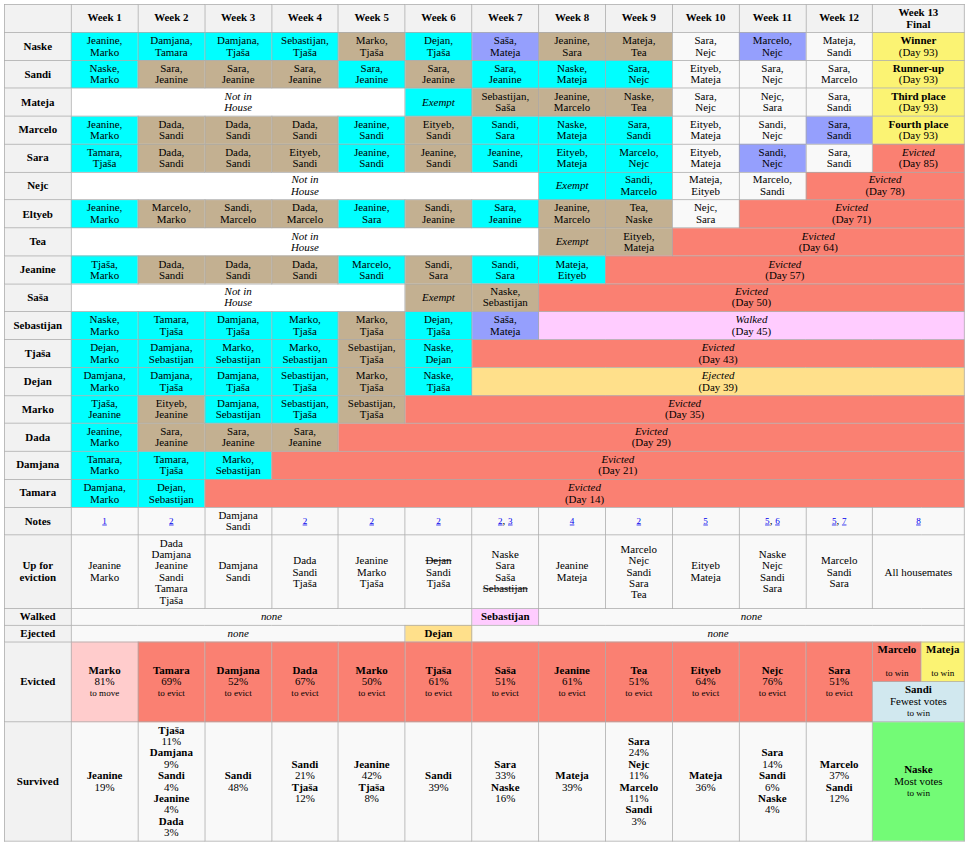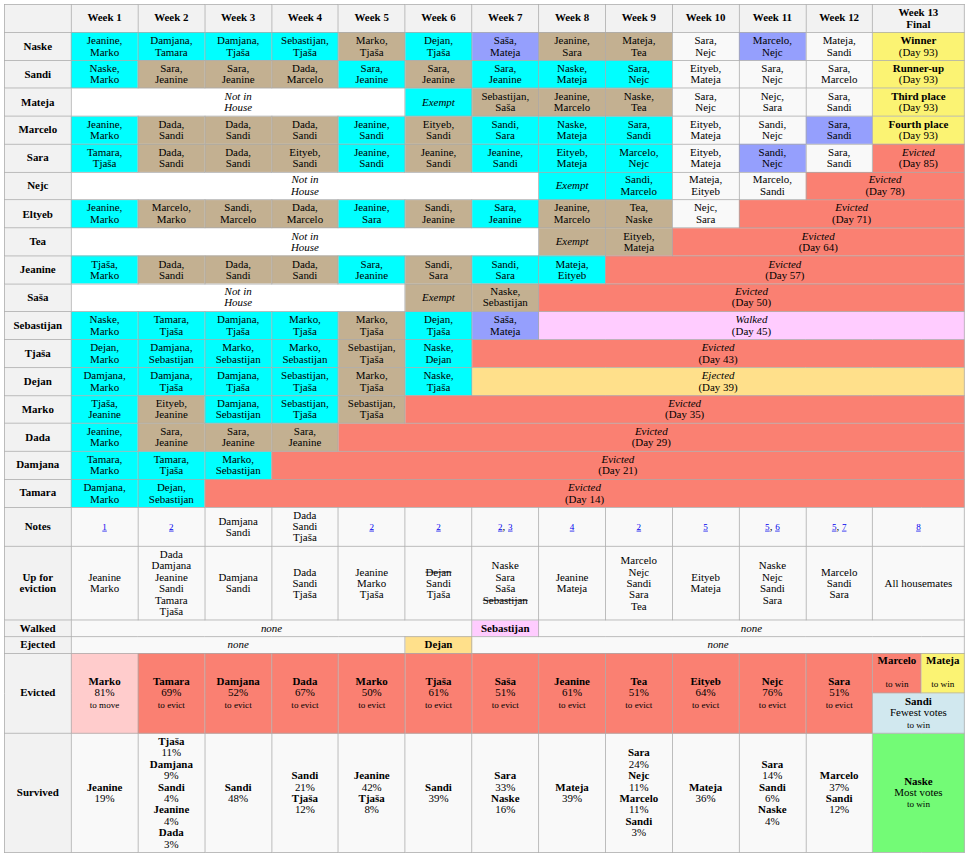(305, 74) Sara, Jeanine -> (305, 74) Dada, Marcelo
(372, 270) Marcelo, Sandi -> (372, 270) Sara, Jeanine
(305, 521) 2 -> (305, 527) Dada Sandi Tjaša
